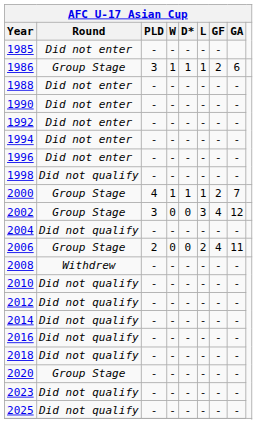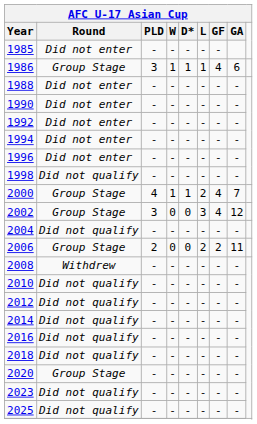(218, 67) 2 -> (218, 67) 4
(203, 194) 1 -> (203, 194) 2
(218, 194) 2 -> (218, 194) 4
(218, 248) 4 -> (218, 248) 2
